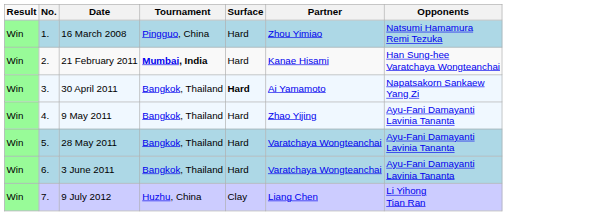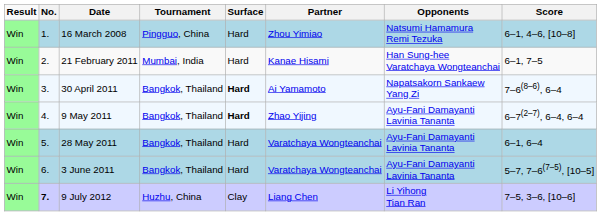+ column: (549, 11)
(175, 60) bold -> (173, 60) normal
(238, 115) normal -> (239, 115) bold
(45, 196) normal -> (45, 196) bold
